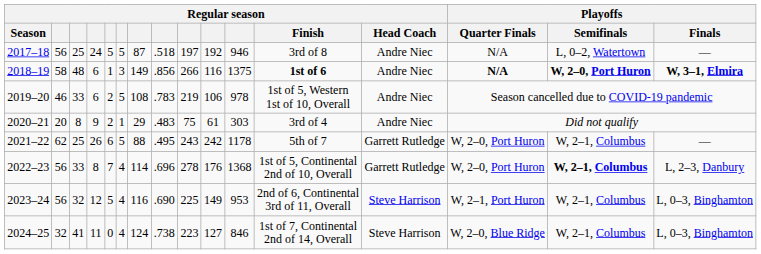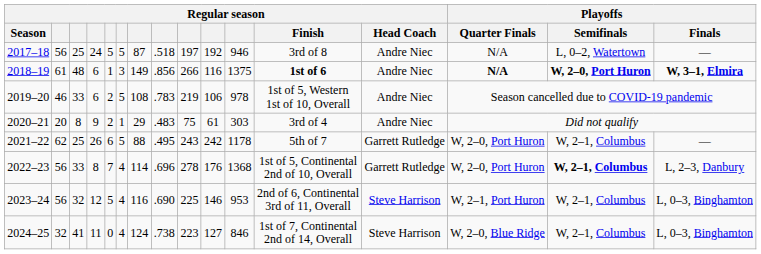(61, 71) 58 -> (61, 71) 61
(213, 200) 149 -> (213, 200) 146
